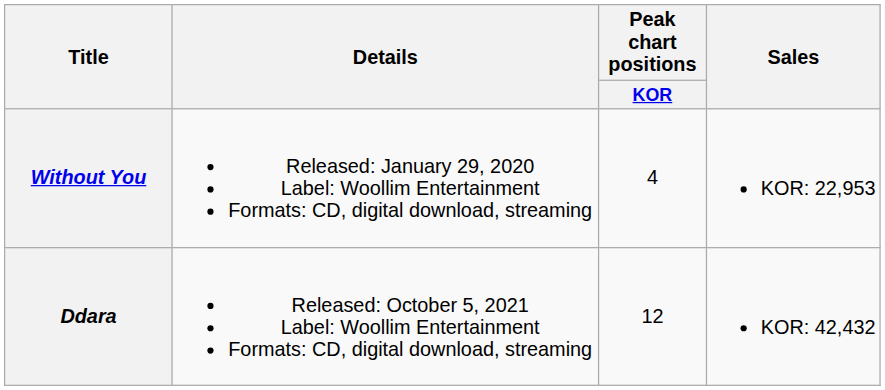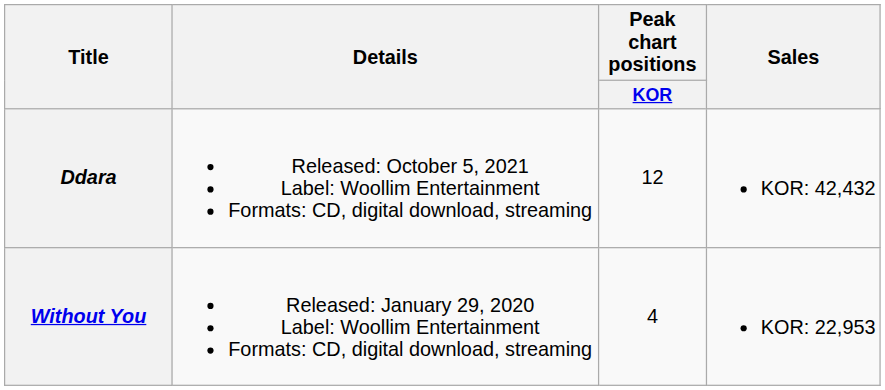rows swapped: (89, 177) <-> (89, 315)
